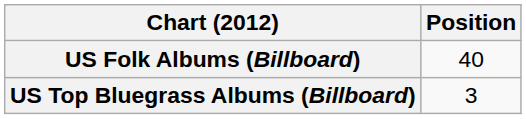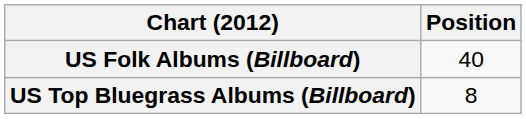(471, 95) 3 -> (471, 95) 8
